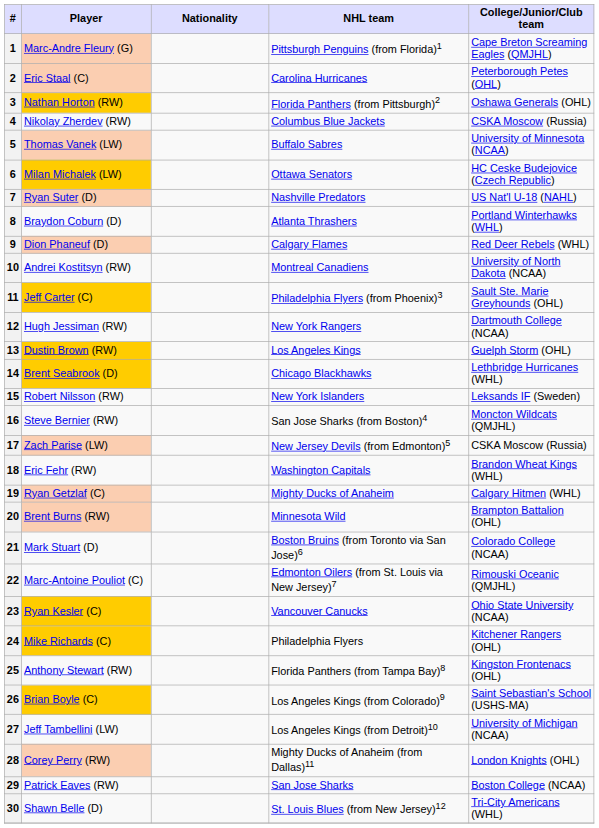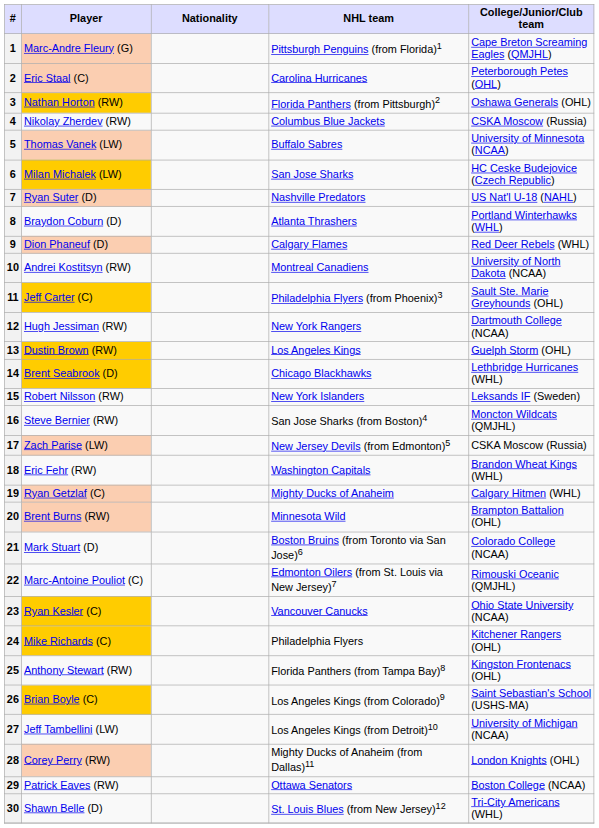(312, 174) Ottawa Senators -> (312, 174) San Jose Sharks
(312, 785) San Jose Sharks -> (312, 785) Ottawa Senators
